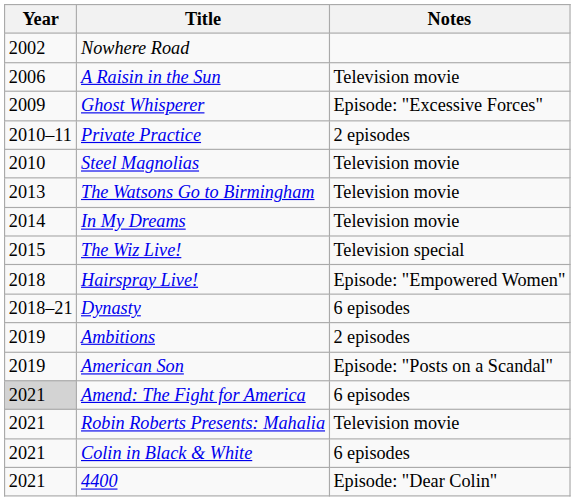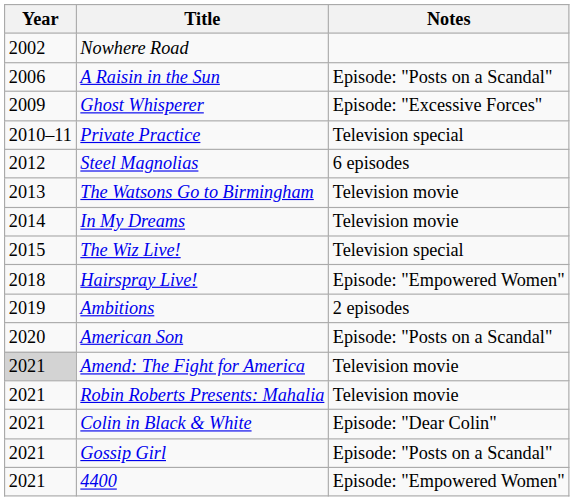(396, 76) Television movie -> (443, 76) Episode: "Posts on a Scandal"
(372, 134) 2 episodes -> (398, 134) Television special
(27, 163) 2010 -> (27, 163) 2012
(396, 163) Television movie -> (371, 163) 6 episodes
- row: (111, 308)
(27, 366) 2019 -> (27, 337) 2020
(372, 395) 6 episodes -> (396, 366) Television movie
(372, 452) 6 episodes -> (415, 423) Episode: "Dear Colin"
+ row: (123, 452)
(415, 481) Episode: "Dear Colin" -> (449, 481) Episode: "Empowered Women"
